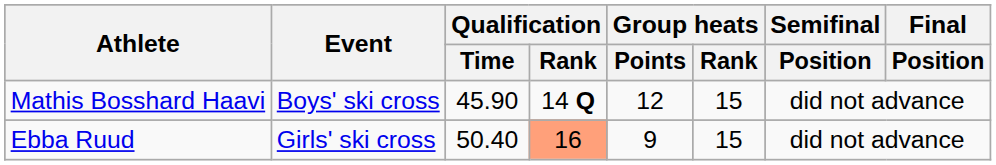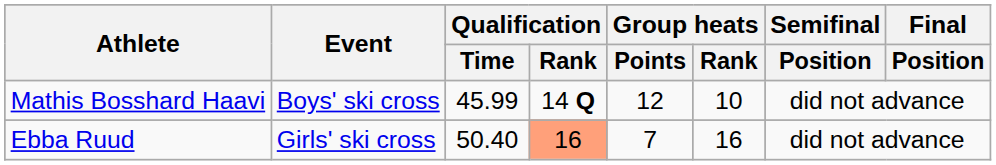(487, 101) 45.90 -> (487, 101) 45.99
(729, 101) 15 -> (729, 101) 10
(650, 140) 9 -> (650, 140) 7
(729, 140) 15 -> (729, 140) 16
